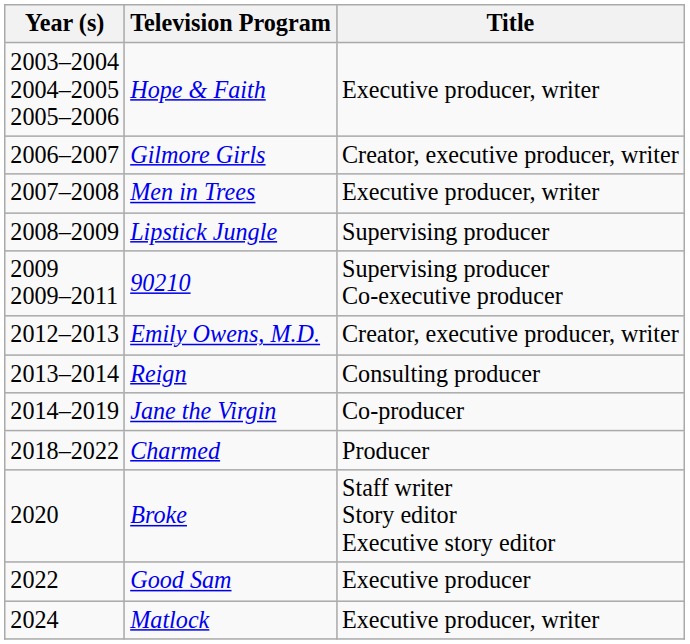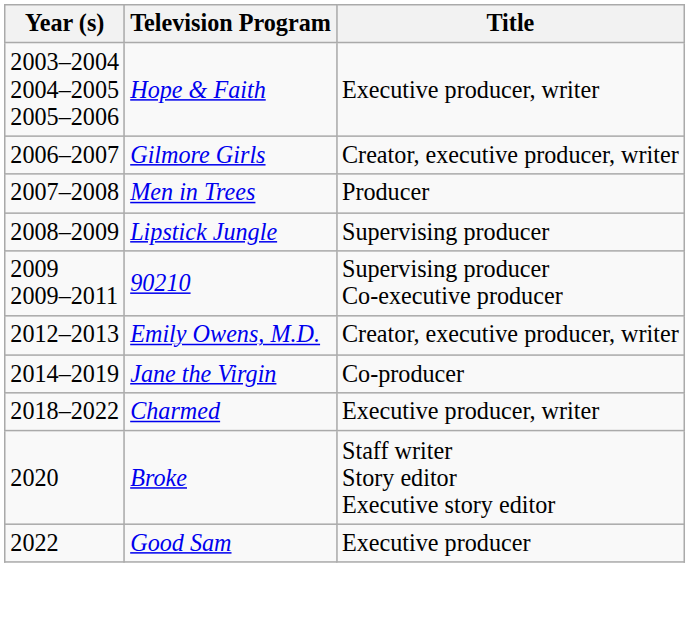(471, 192) Executive producer, writer -> (386, 192) Producer
- row: (158, 373)
(386, 450) Producer -> (471, 411) Executive producer, writer
- row: (170, 619)
